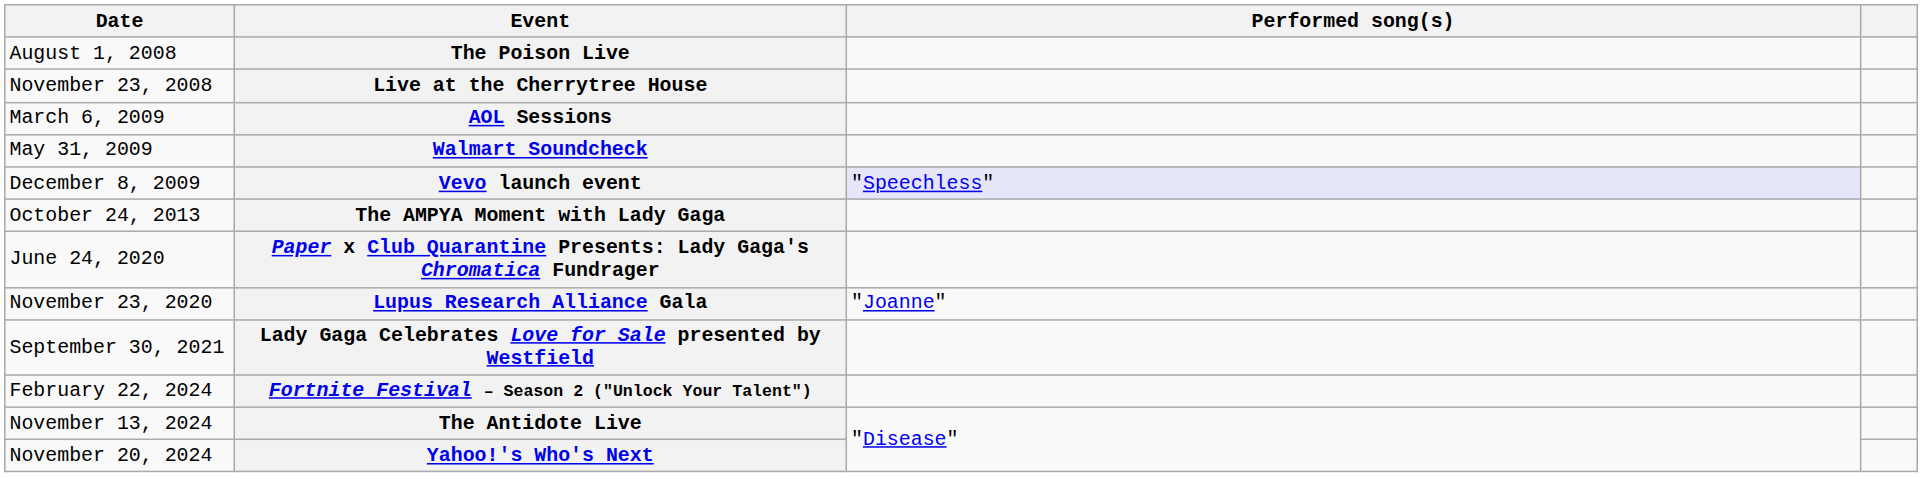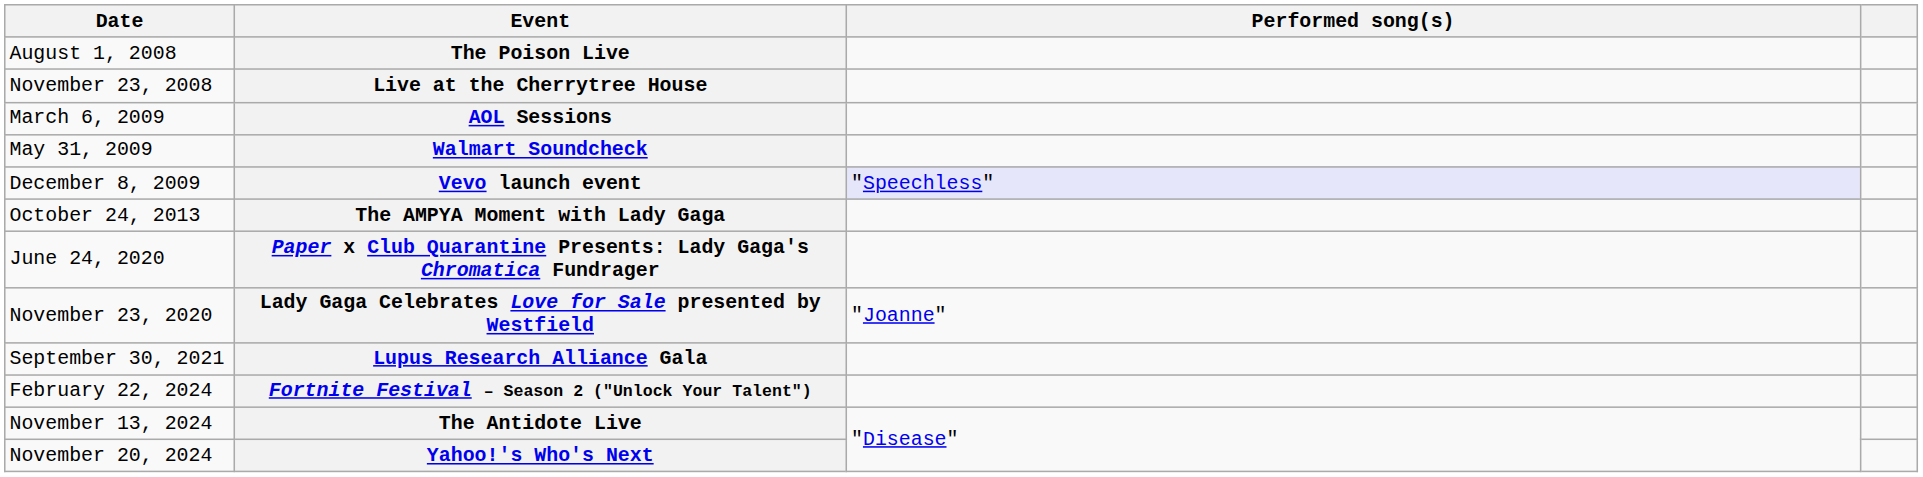(540, 303) Lupus Research Alliance Gala -> (540, 315) Lady Gaga Celebrates Love for Sale presented by Westfield
(540, 347) Lady Gaga Celebrates Love for Sale presented by Westfield -> (540, 359) Lupus Research Alliance Gala
